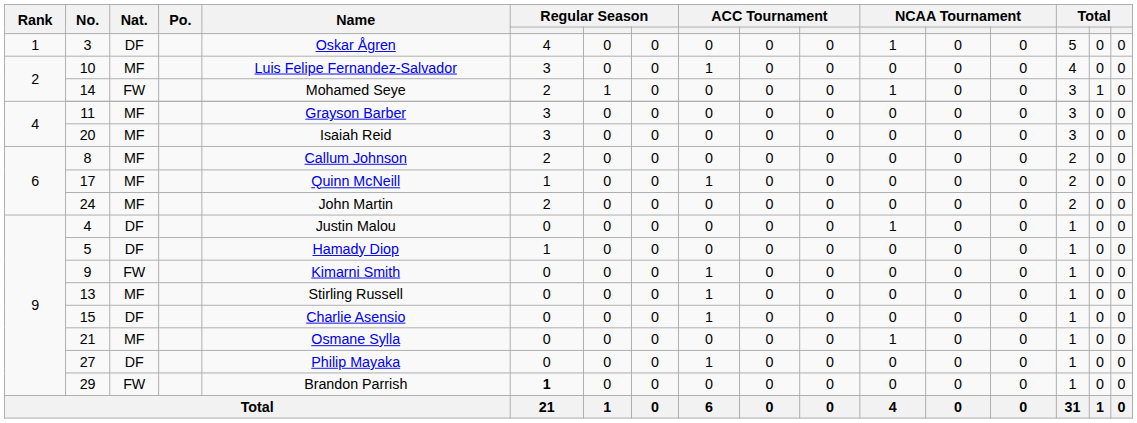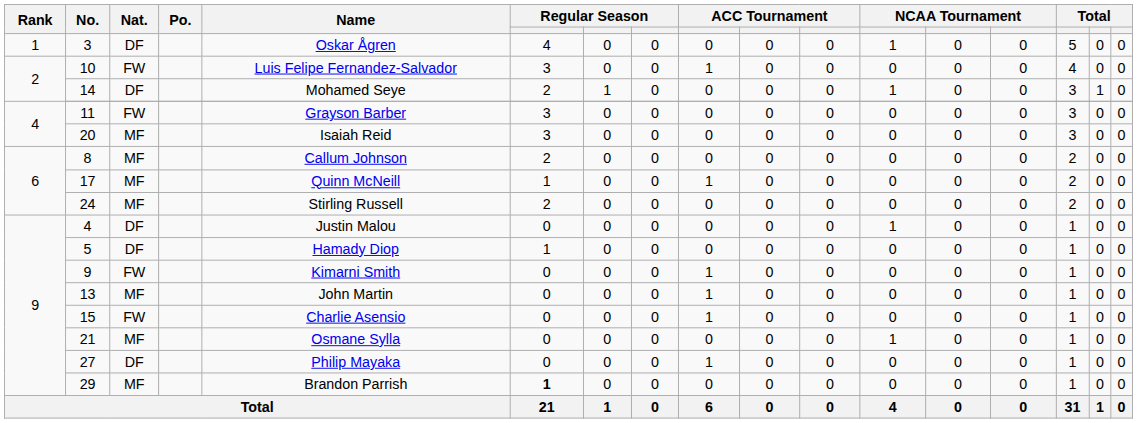(134, 68) MF -> (134, 68) FW
(134, 90) FW -> (134, 90) DF
(134, 113) MF -> (134, 113) FW
(356, 204) John Martin -> (356, 204) Stirling Russell
(356, 294) Stirling Russell -> (356, 294) John Martin
(134, 317) DF -> (134, 317) FW
(134, 385) FW -> (134, 385) MF
